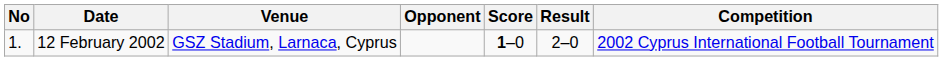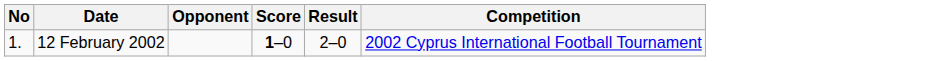- column: (285, 17)
